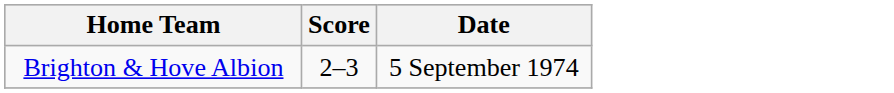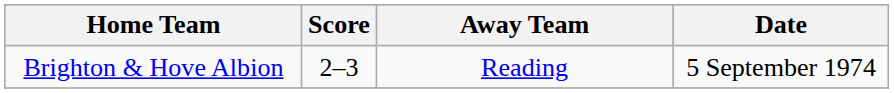+ column: (525, 25)
